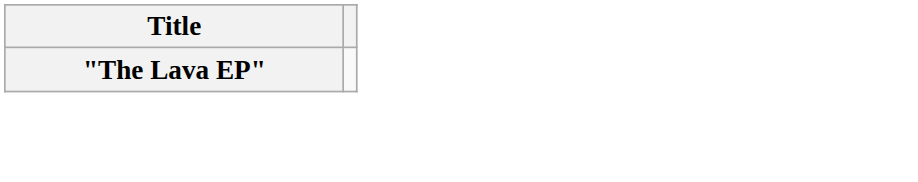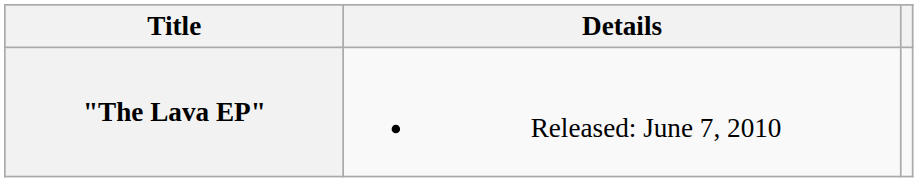+ column: (622, 26)
